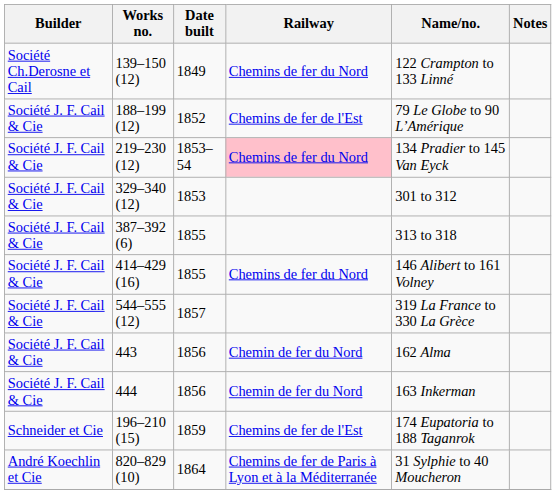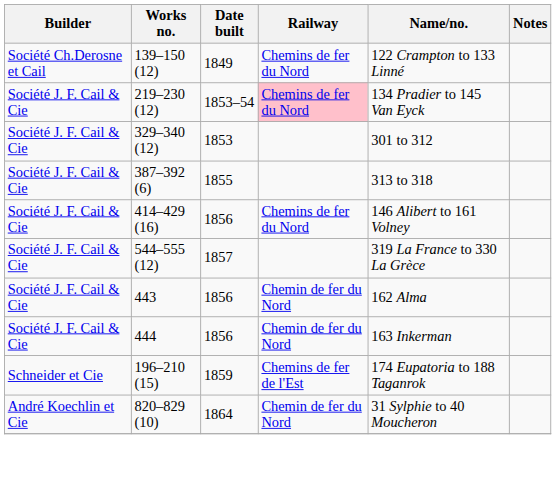- row: (141, 118)
(191, 274) 1855 -> (218, 219) 1856
(303, 469) Chemins de fer de Paris à Lyon et à la Méditerranée -> (312, 414) Chemin de fer du Nord
